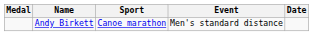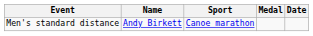columns swapped: (19, 11) <-> (227, 11)
